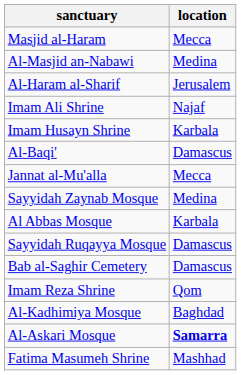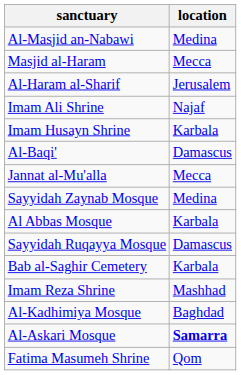rows swapped: (57, 38) <-> (71, 61)
(202, 267) Damascus -> (196, 267) Karbala
(187, 289) Qom -> (199, 289) Mashhad
(199, 358) Mashhad -> (187, 358) Qom
